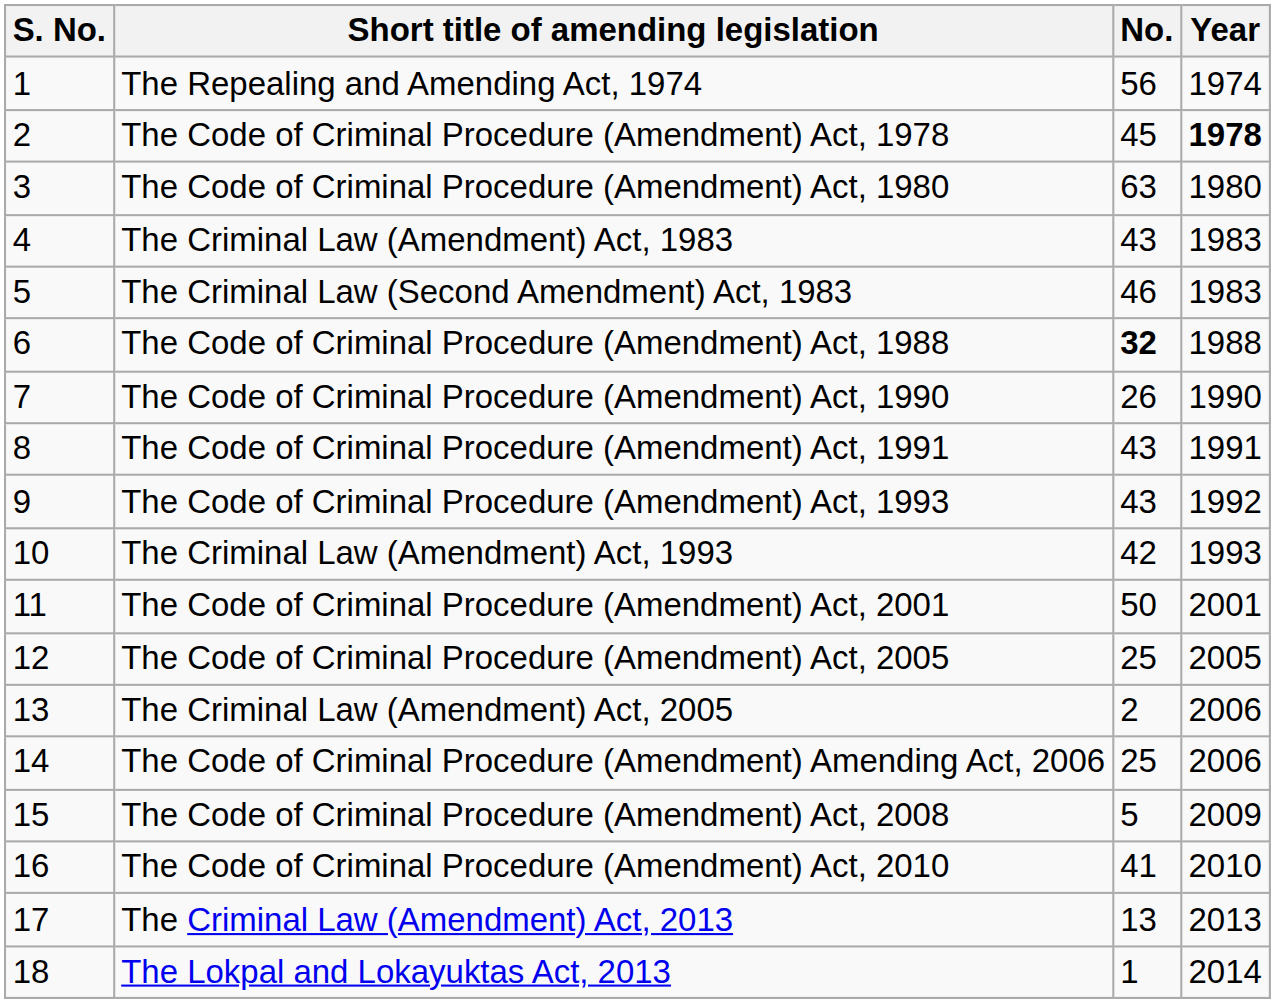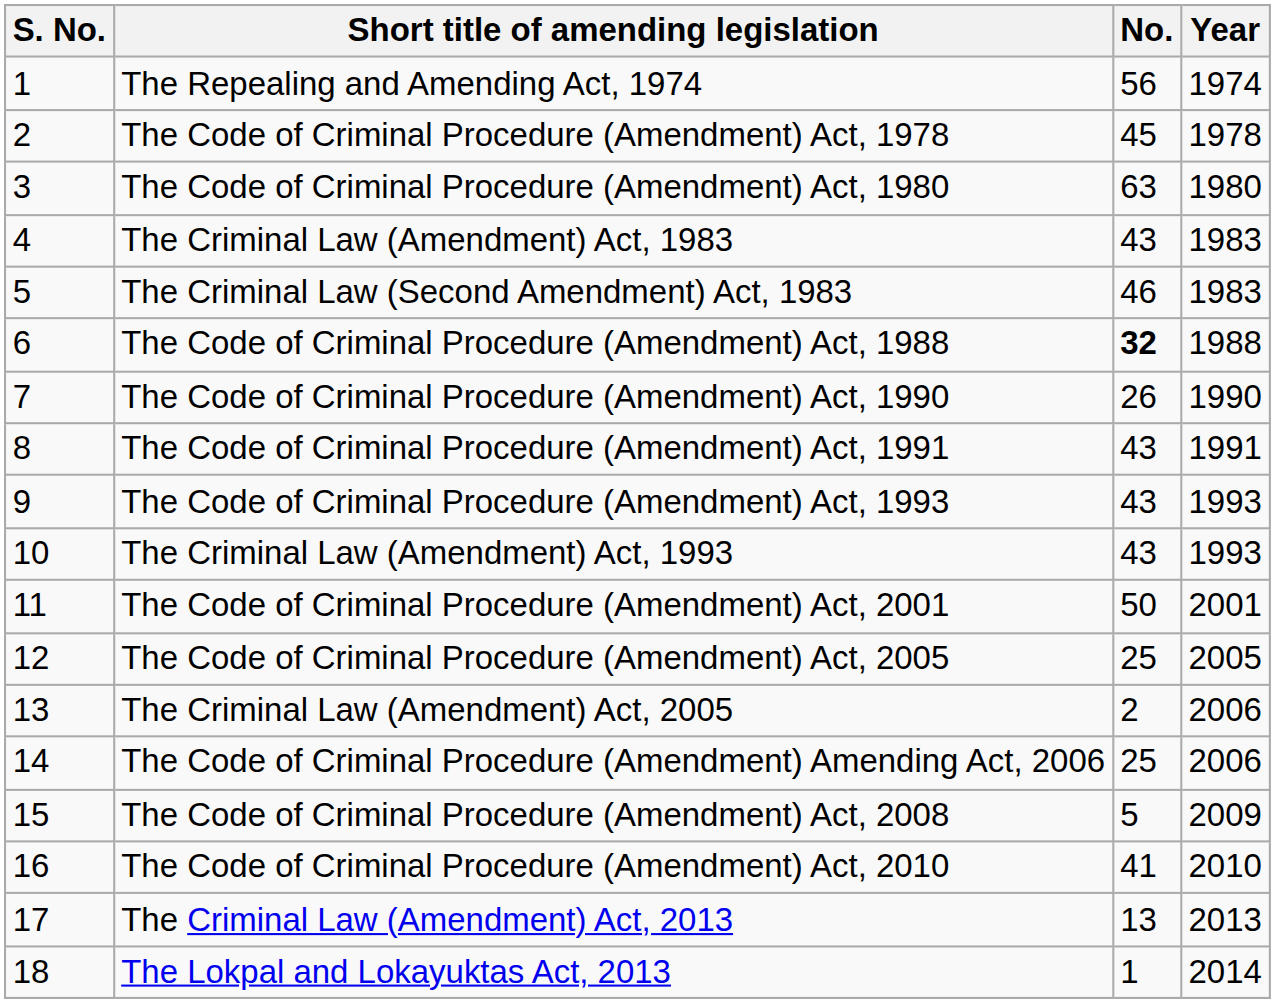(1225, 135) bold -> (1225, 135) normal
(1225, 501) 1992 -> (1225, 501) 1993
(1139, 553) 42 -> (1139, 553) 43
